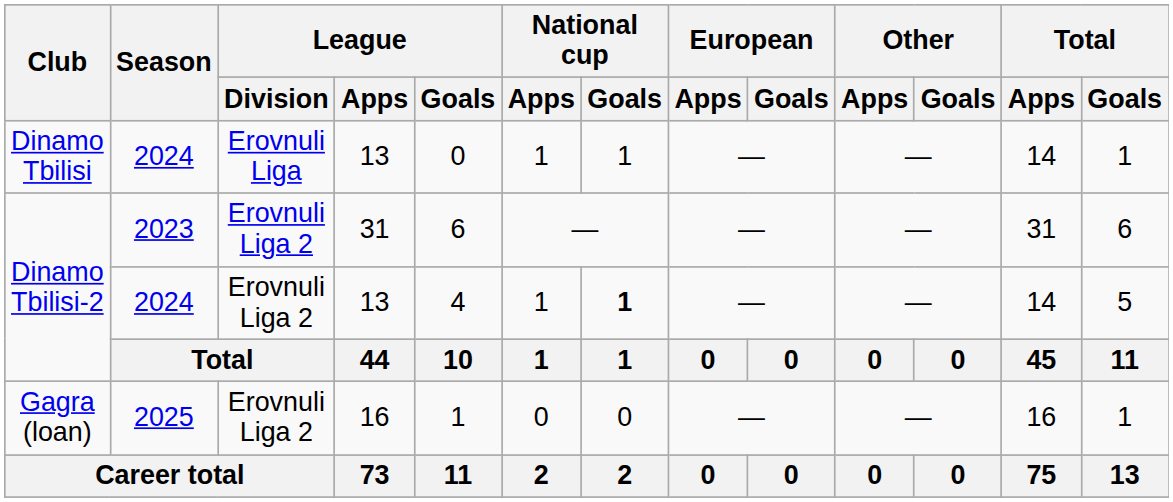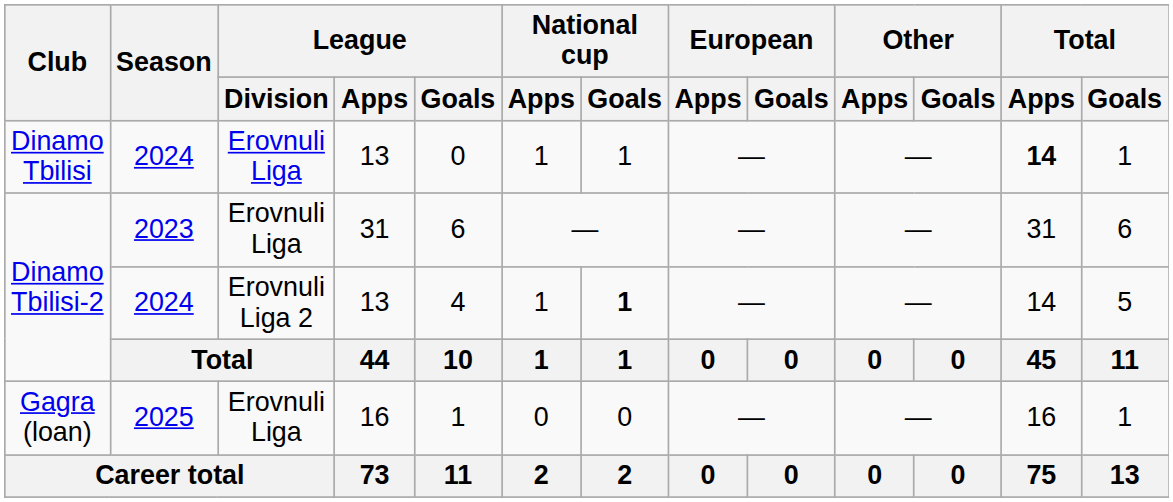(1041, 156) normal -> (1041, 156) bold
(276, 229) Erovnuli Liga 2 -> (276, 229) Erovnuli Liga
(276, 417) Erovnuli Liga 2 -> (276, 417) Erovnuli Liga
